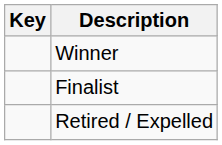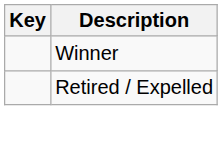- row: (87, 87)
